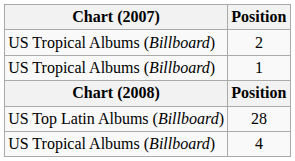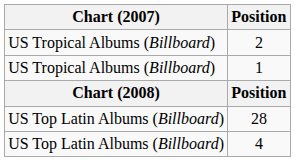(112, 144) US Tropical Albums (Billboard) -> (116, 144) US Top Latin Albums (Billboard)
